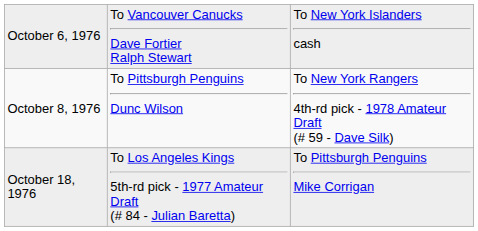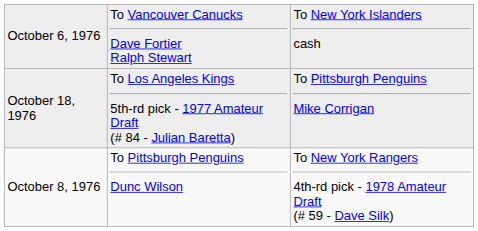rows swapped: (54, 108) <-> (41, 187)
